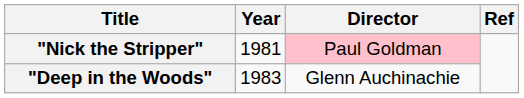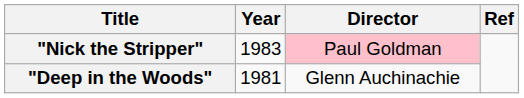(261, 48) 1981 -> (261, 48) 1983
(261, 78) 1983 -> (261, 78) 1981
